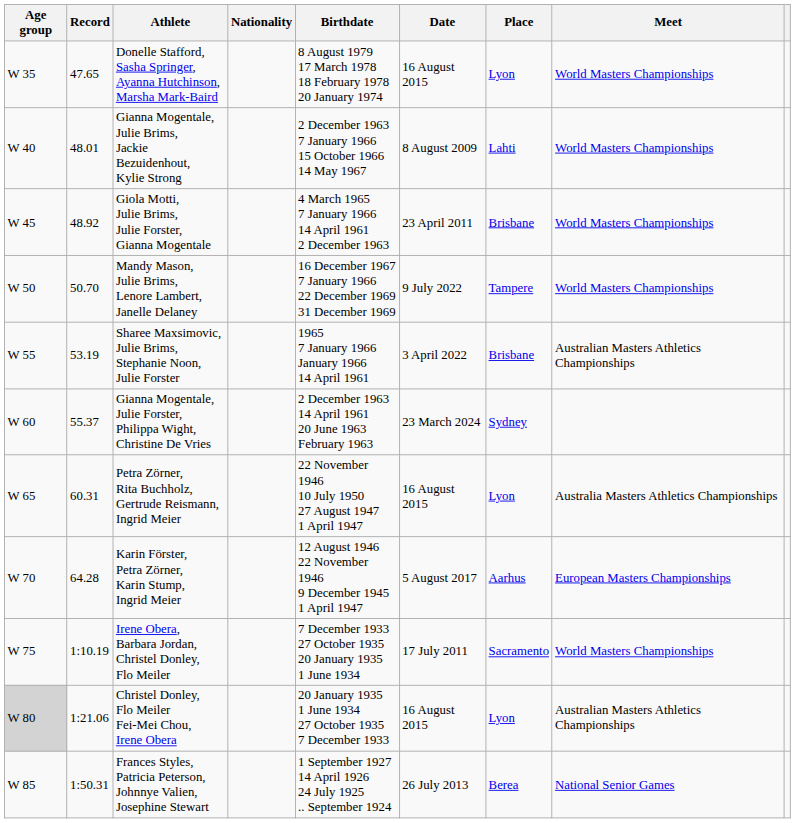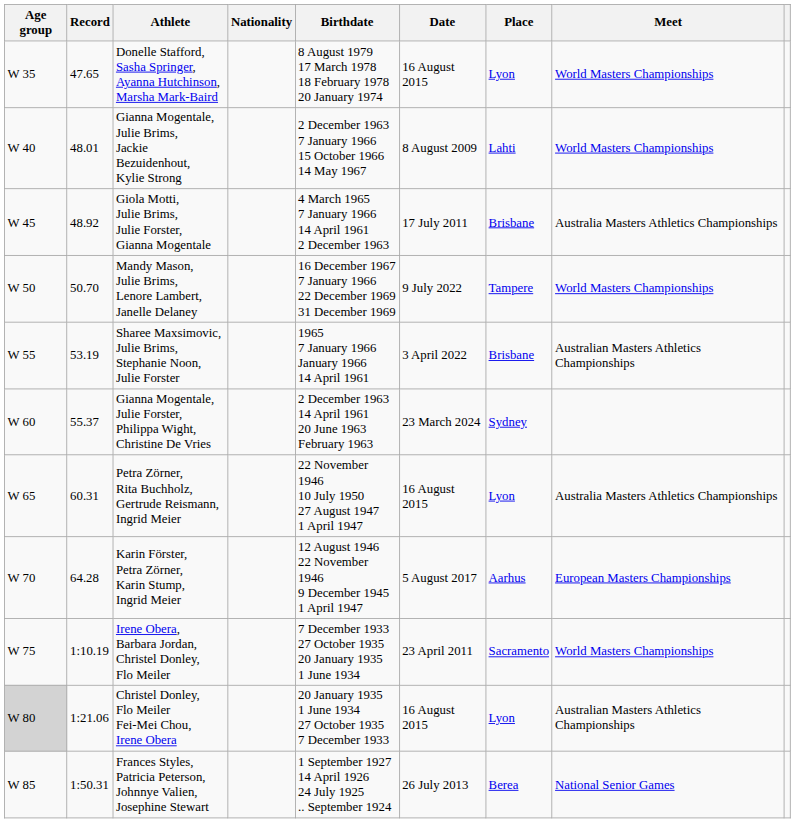(438, 222) 23 April 2011 -> (435, 222) 17 July 2011
(634, 222) World Masters Championships -> (666, 222) Australia Masters Athletics Championships
(435, 652) 17 July 2011 -> (438, 652) 23 April 2011
